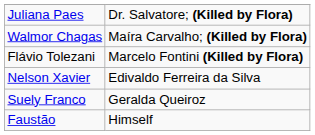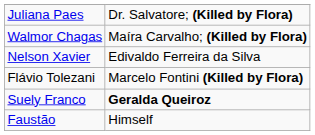rows swapped: (51, 57) <-> (49, 78)
(157, 99) normal -> (160, 99) bold
